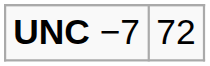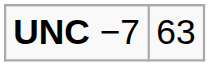(176, 32) 72 -> (176, 32) 63
